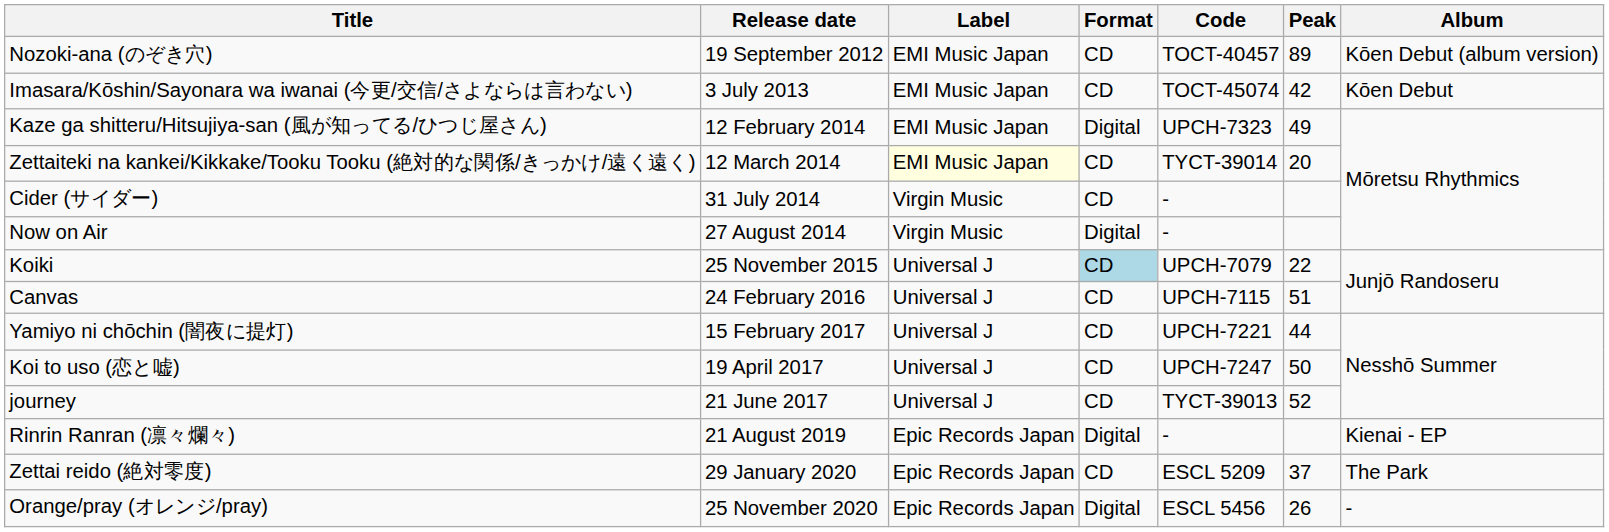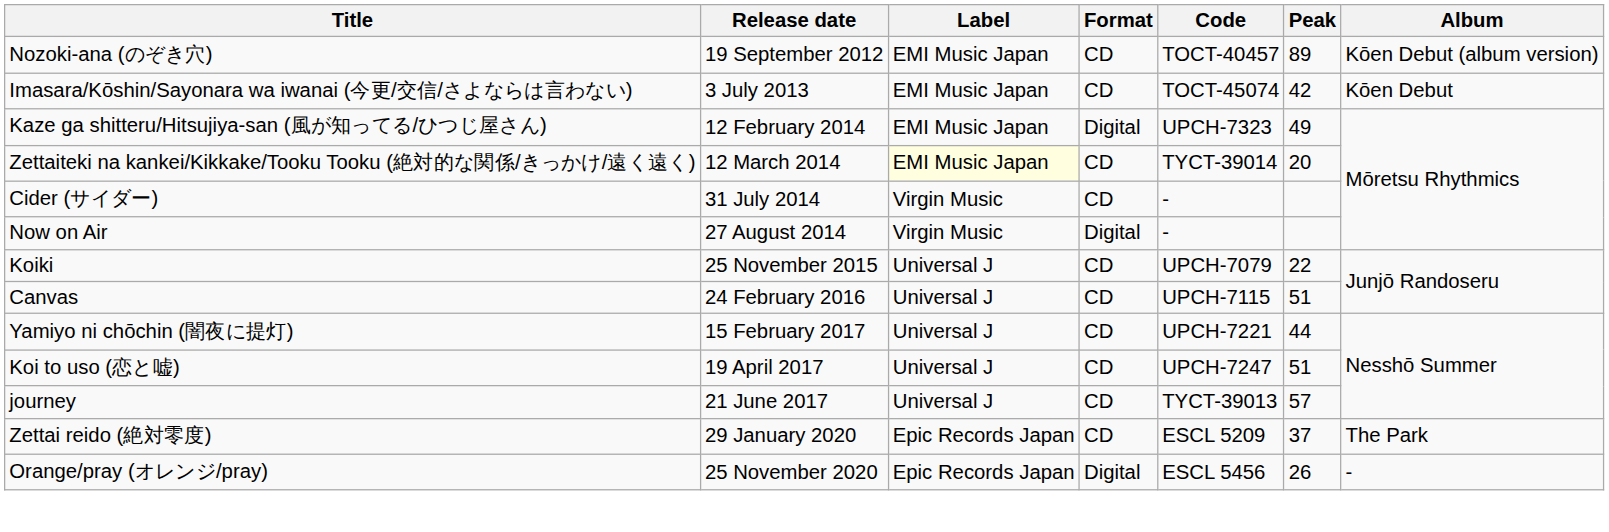(1099, 265) lightblue background -> (1099, 265) no background
(1300, 367) 50 -> (1300, 367) 51
(1300, 401) 52 -> (1300, 401) 57
- row: (122, 435)
